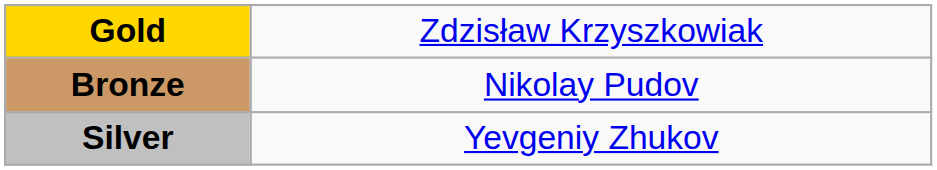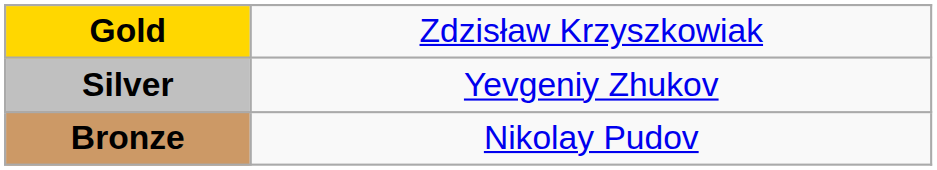rows swapped: (128, 137) <-> (128, 84)
